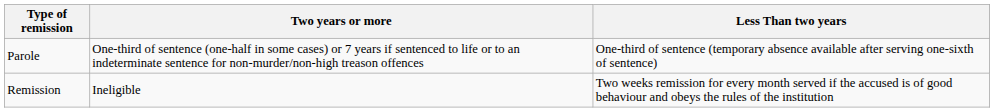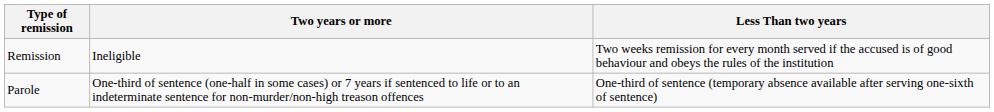rows swapped: (34, 90) <-> (23, 55)
